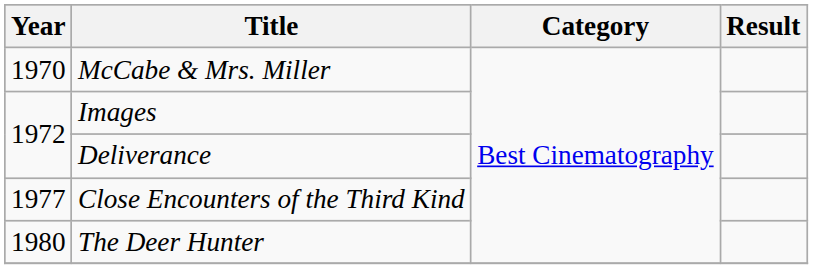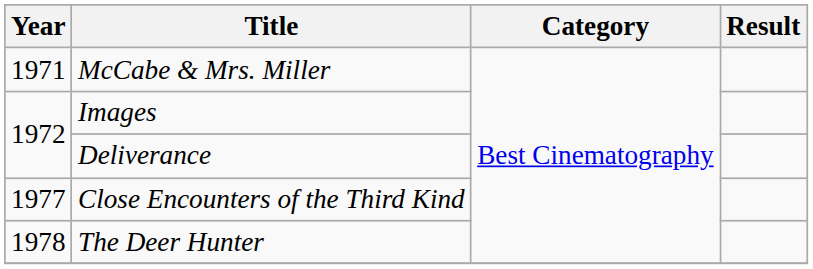(38, 69) 1970 -> (38, 69) 1971
(38, 241) 1980 -> (38, 241) 1978
